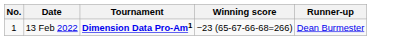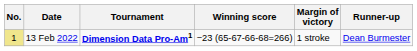+ column: (318, 17)
(14, 27) no background -> (14, 38) khaki background
